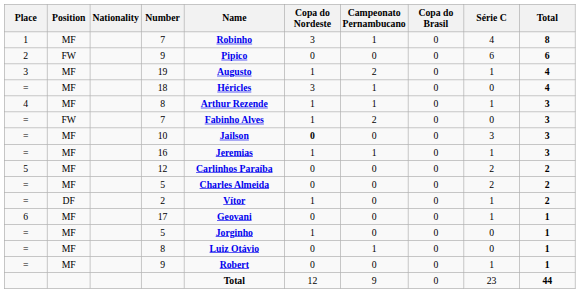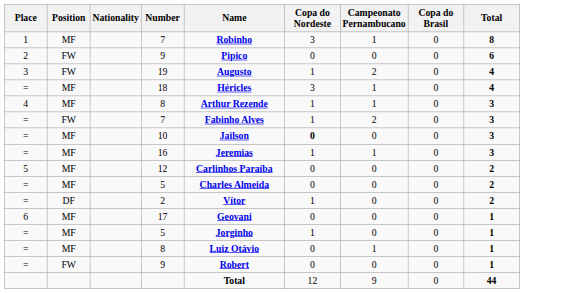- column: (492, 18)
(69, 72) MF -> (69, 72) FW
(69, 264) MF -> (69, 264) FW
